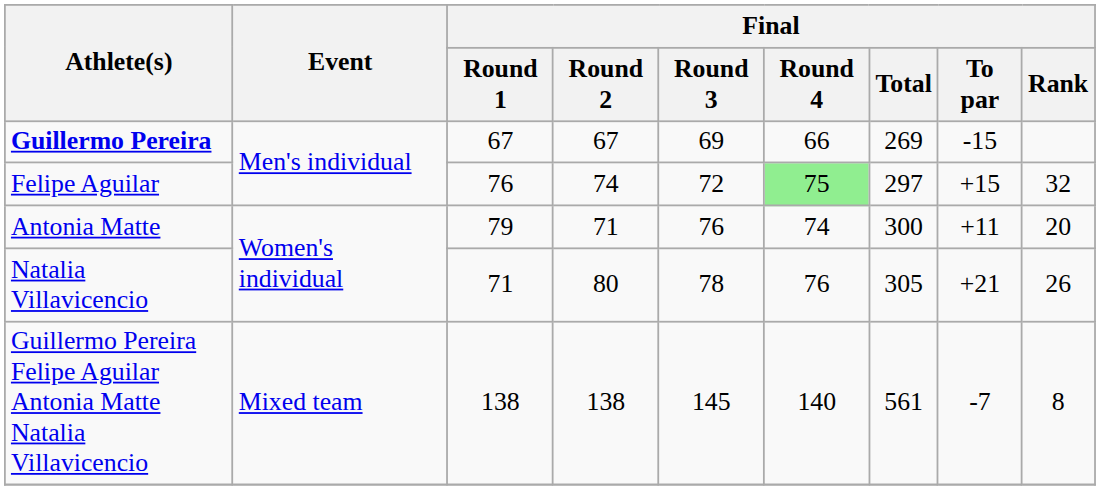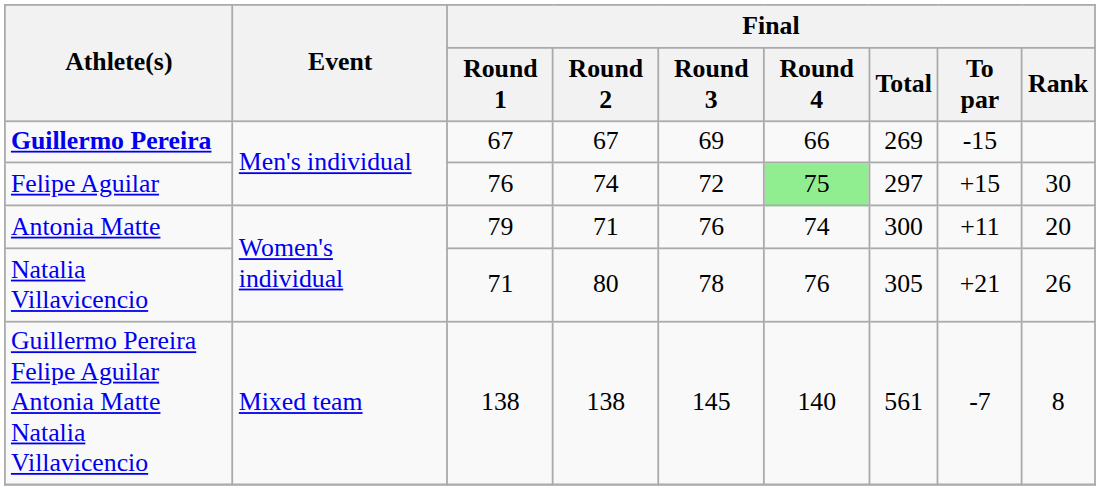(1058, 184) 32 -> (1058, 184) 30
